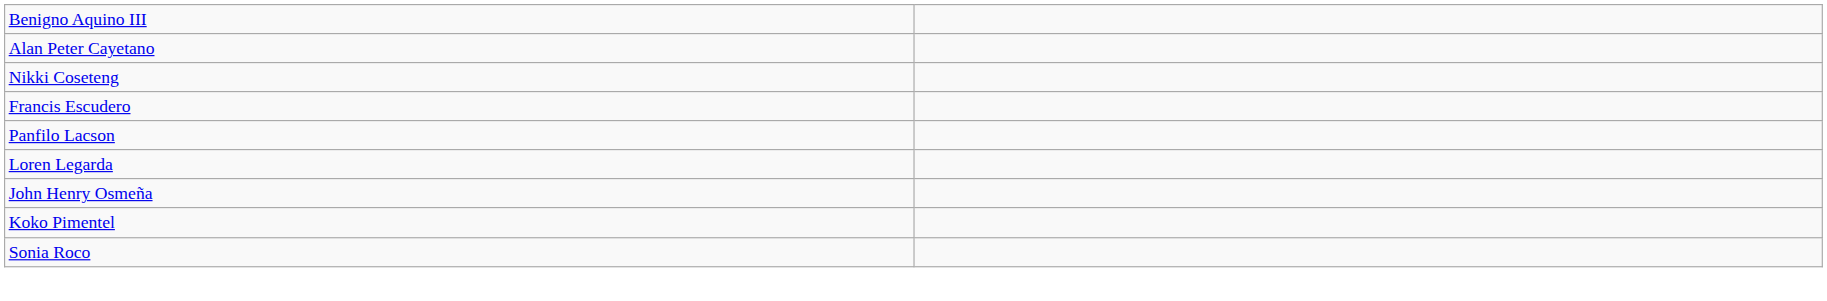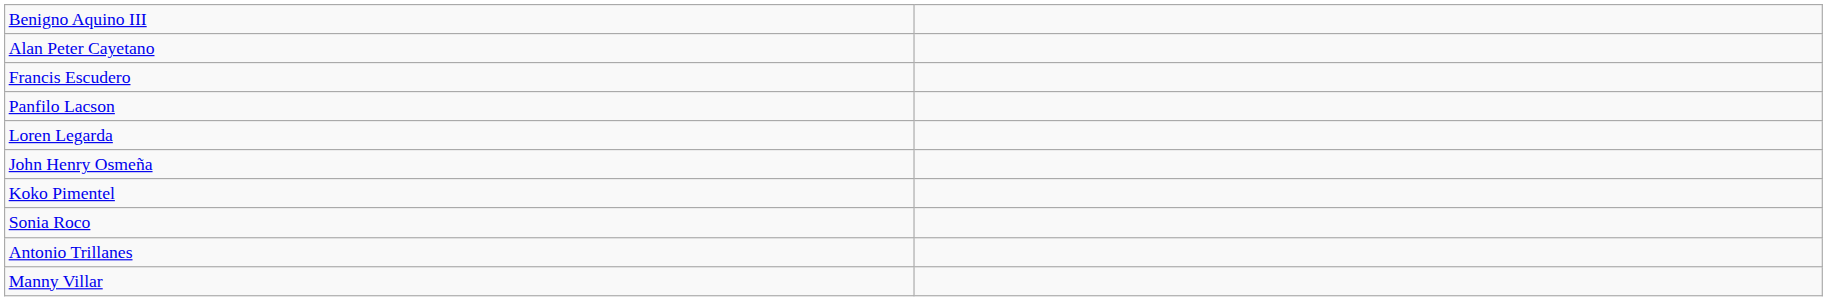- row: (64, 77)
+ row: (71, 251)
+ row: (56, 280)
